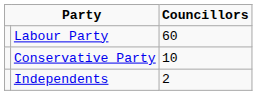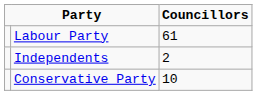(170, 37) 60 -> (170, 37) 61
rows swapped: (85, 58) <-> (61, 79)
